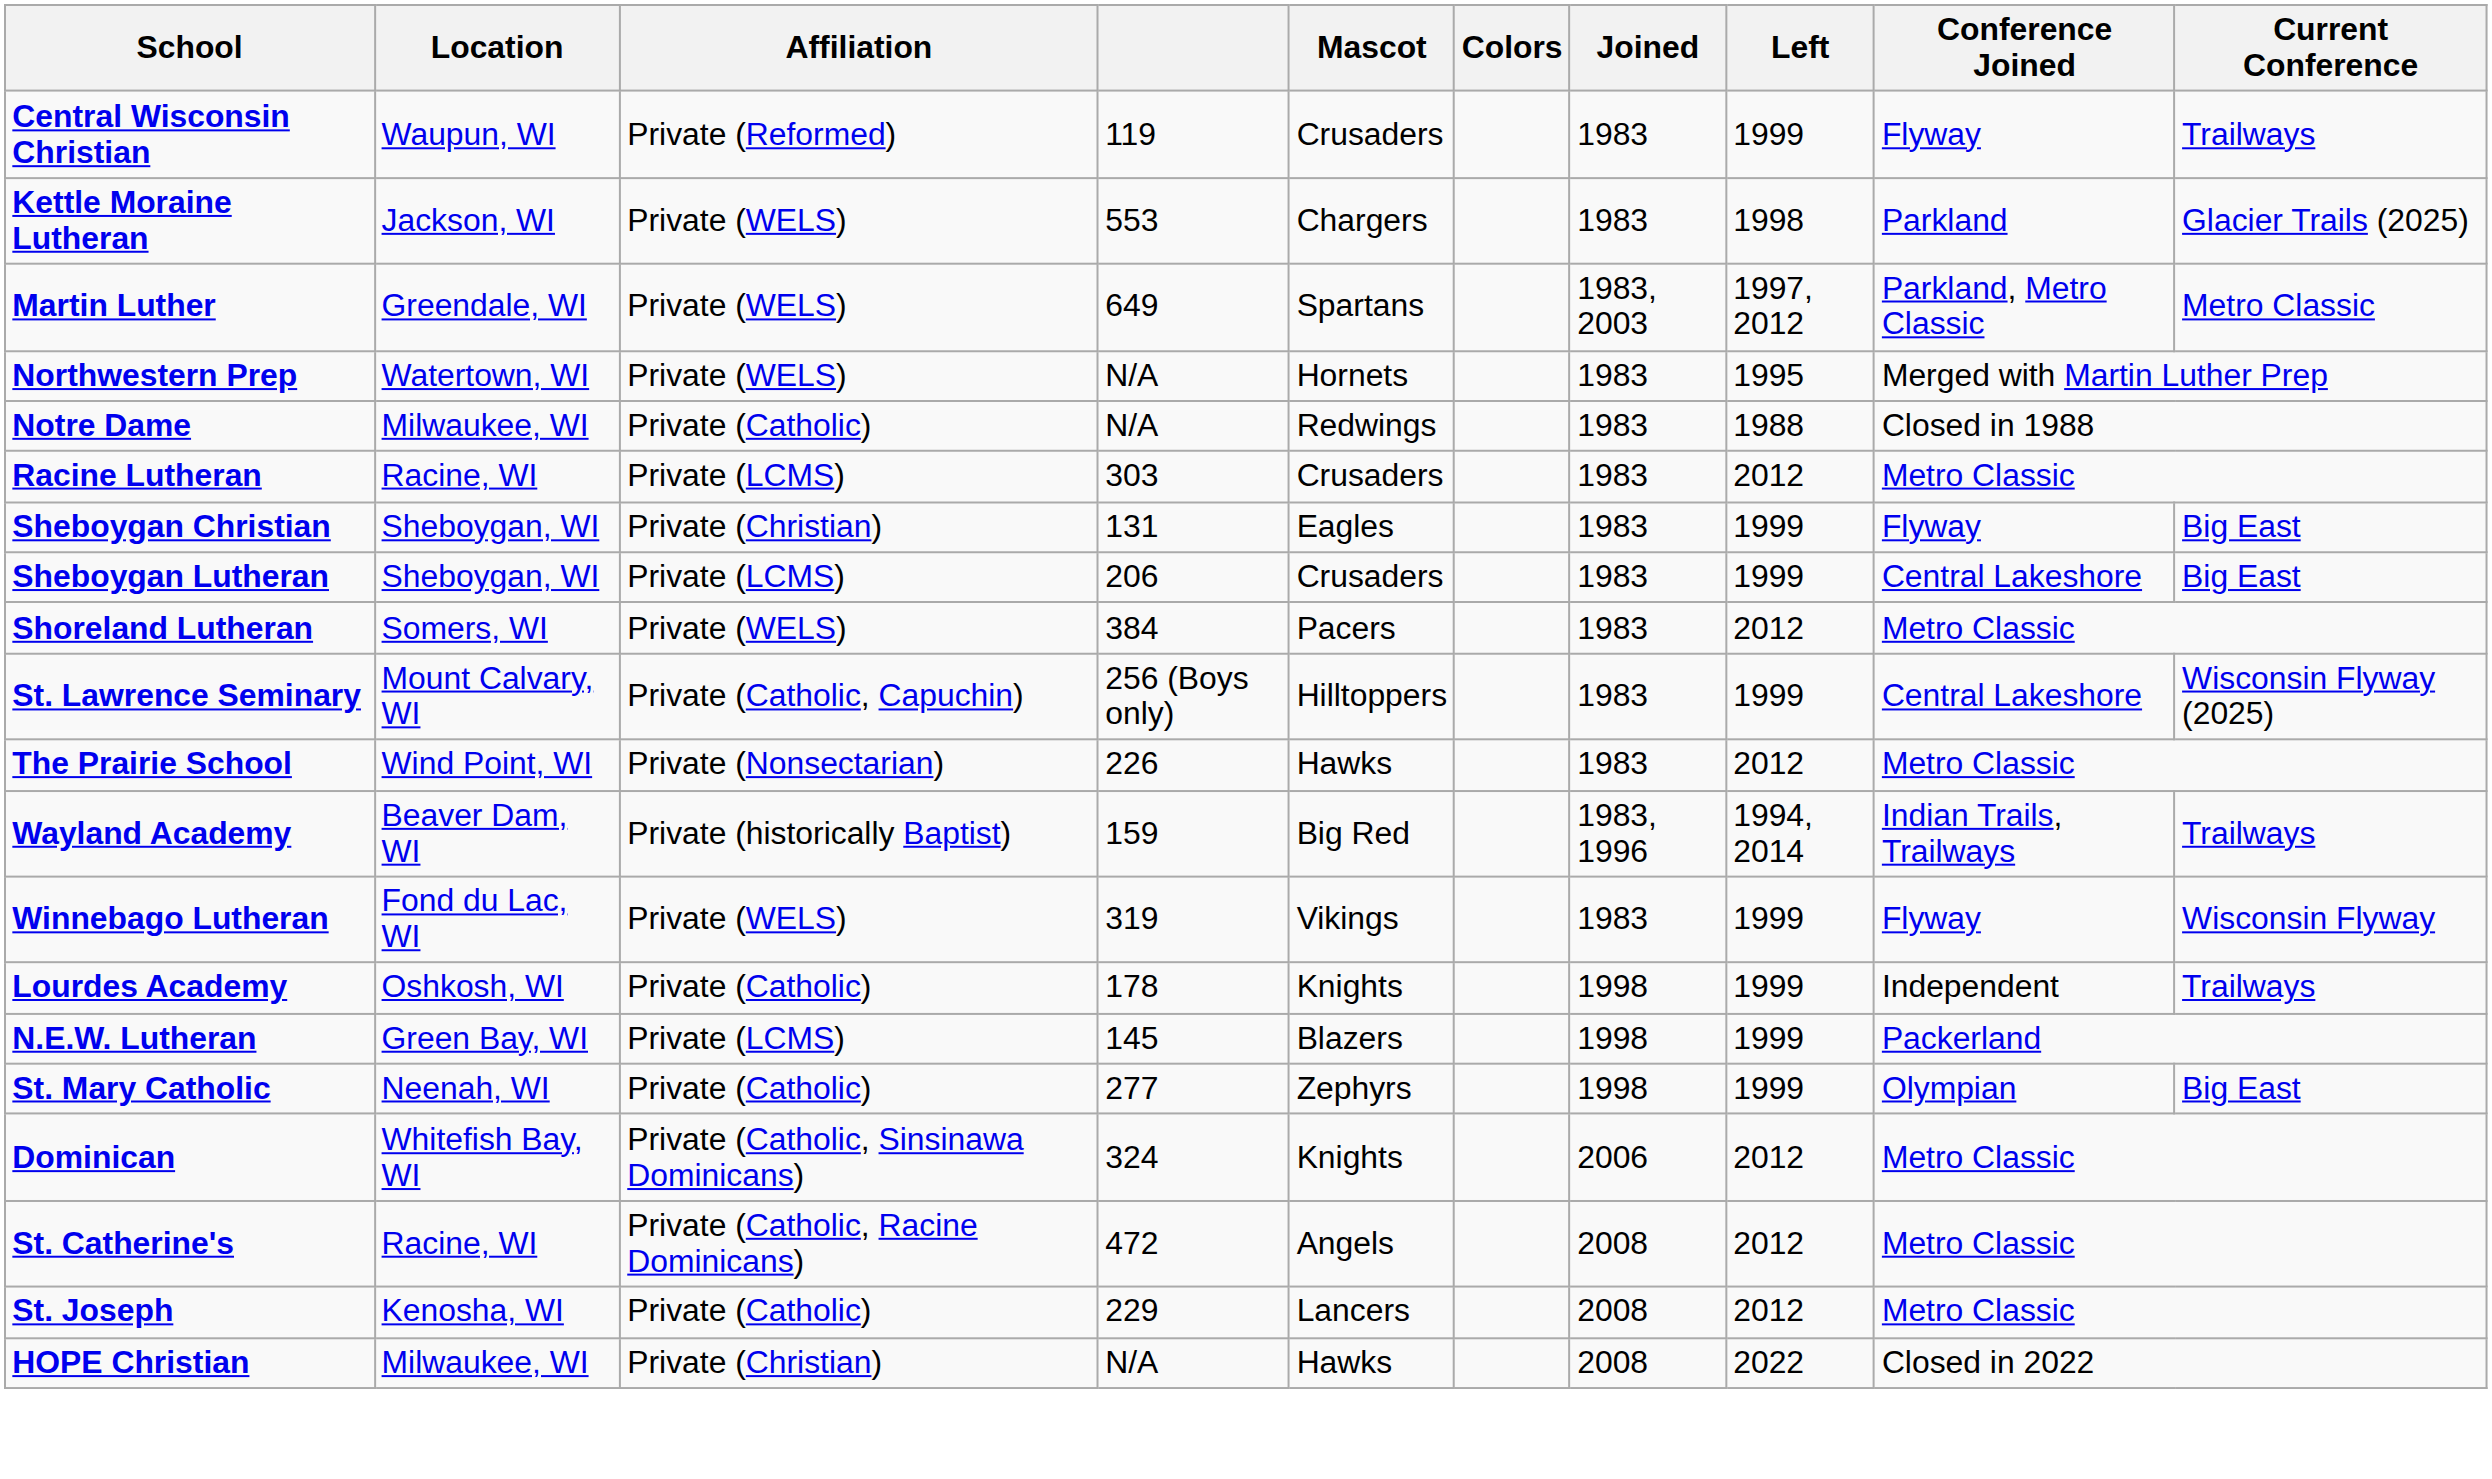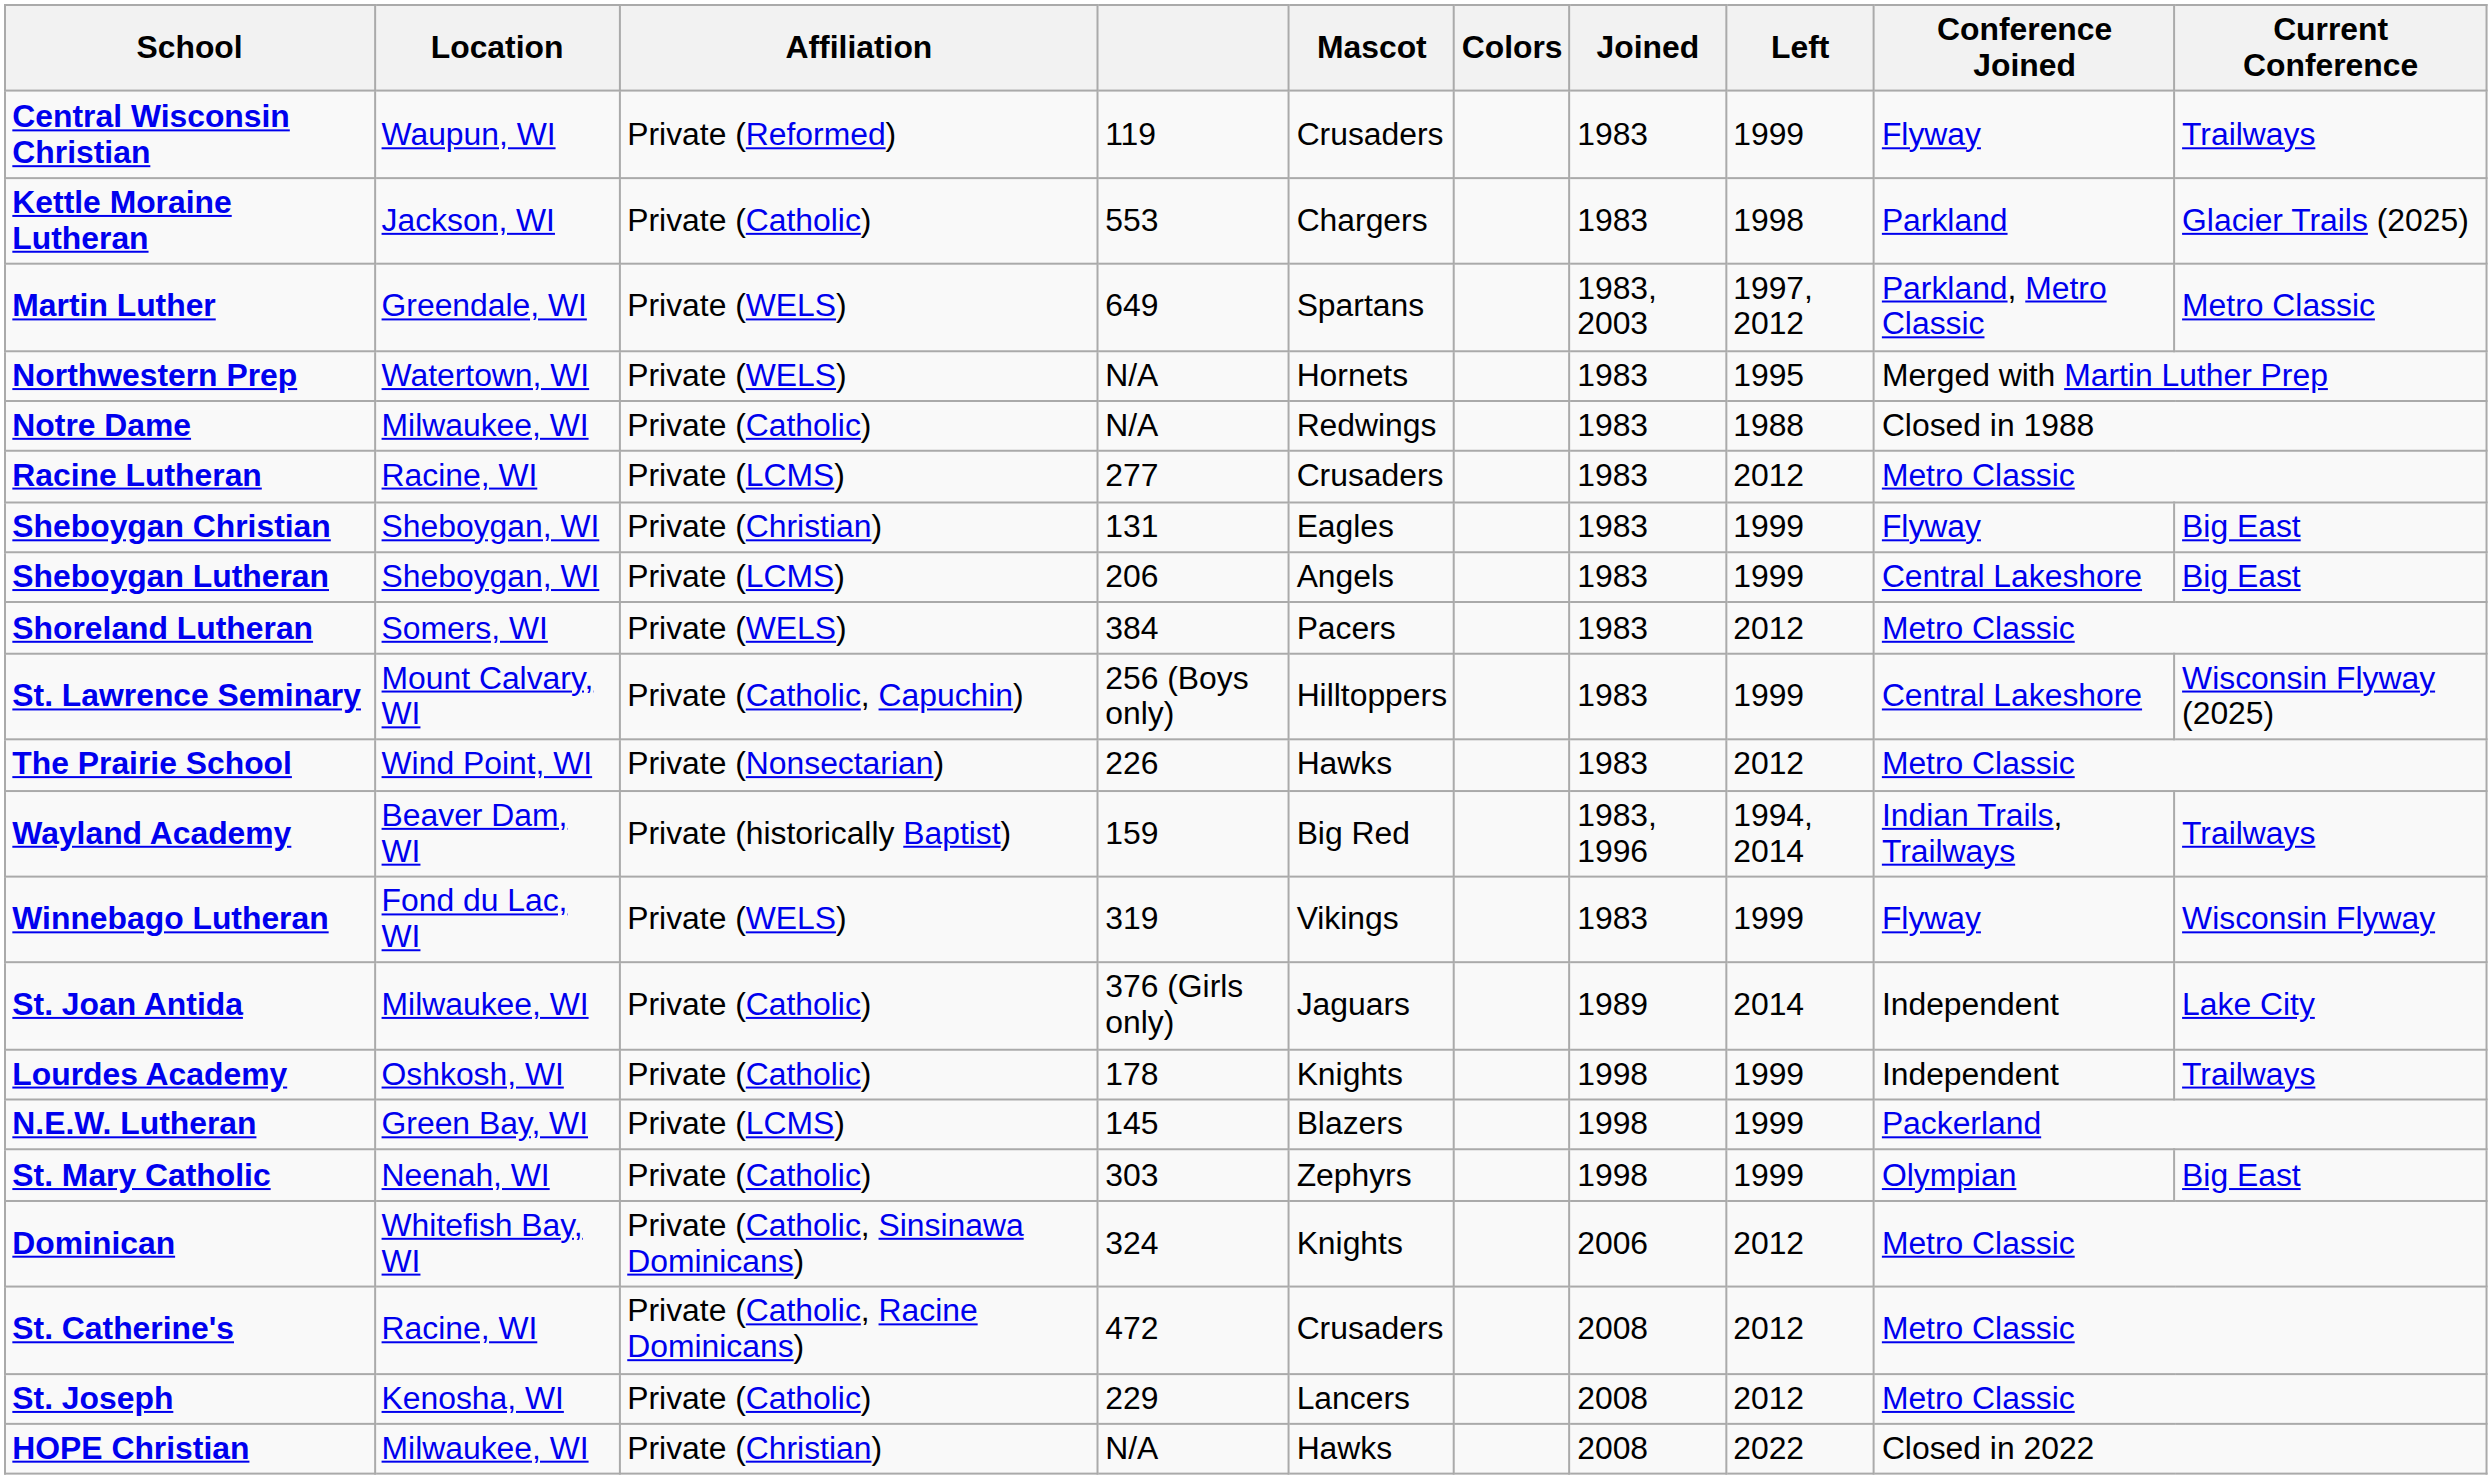(737, 220) Private (WELS) -> (749, 220) Private (Catholic)
(1132, 476) 303 -> (1132, 476) 277
(1370, 576) Crusaders -> (1345, 576) Angels
+ row: (128, 1005)
(1132, 1088) 277 -> (1132, 1174) 303
(1345, 1243) Angels -> (1370, 1329) Crusaders
